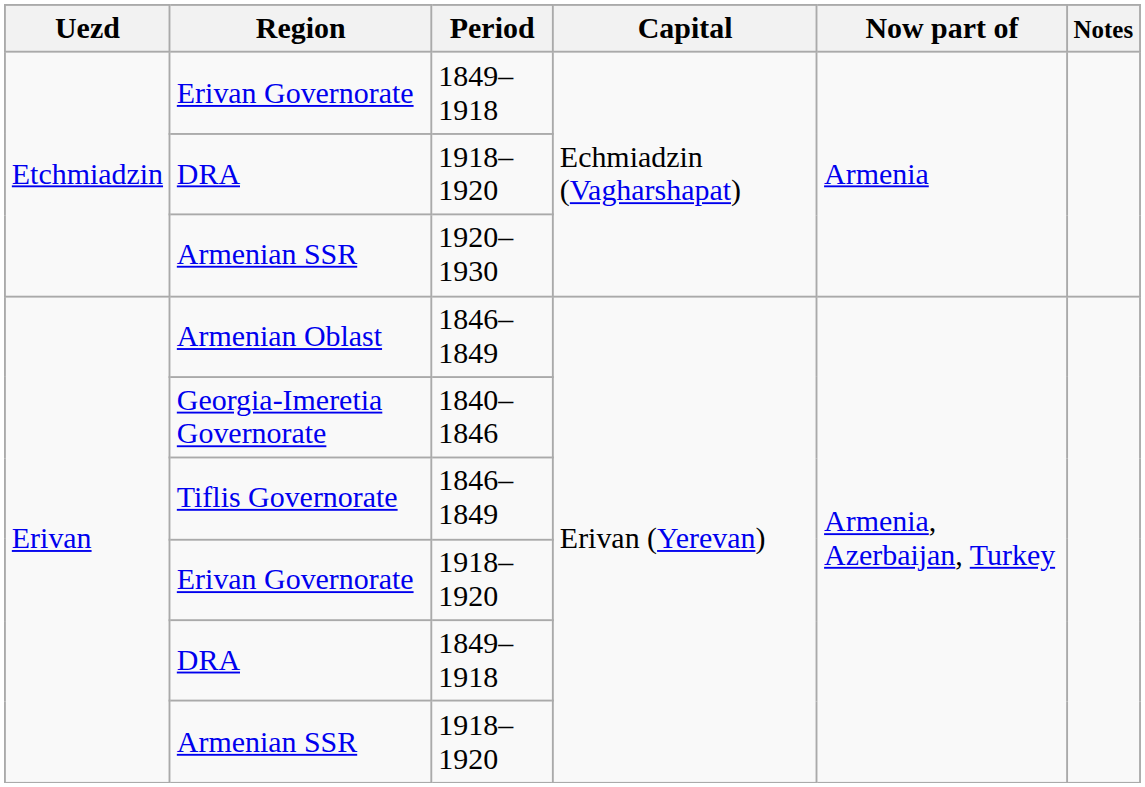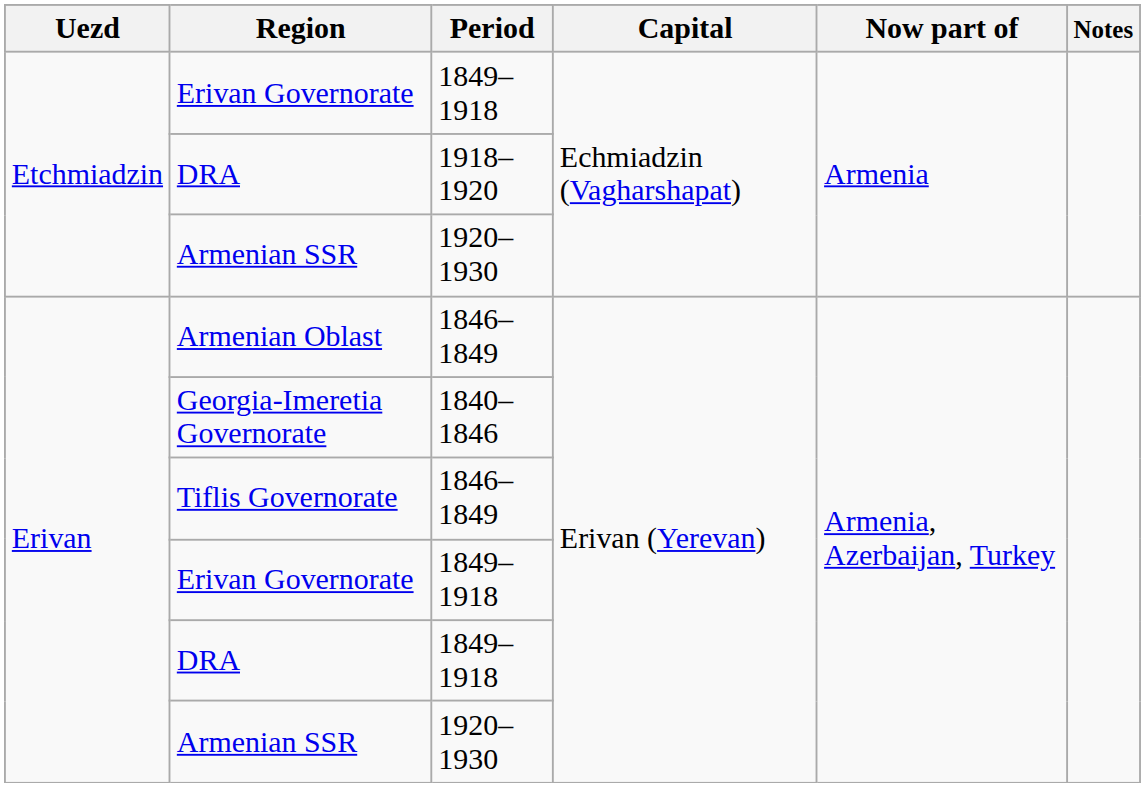(476, 579) 1918–1920 -> (476, 579) 1849–1918
(476, 741) 1918–1920 -> (476, 741) 1920–1930
